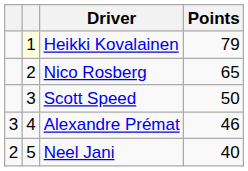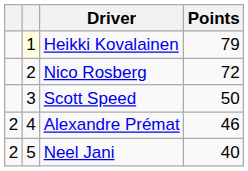(230, 71) 65 -> (230, 71) 72
(13, 125) 3 -> (13, 125) 2
